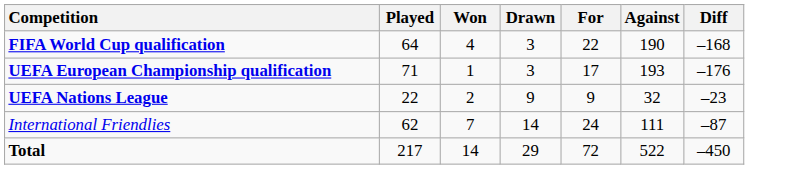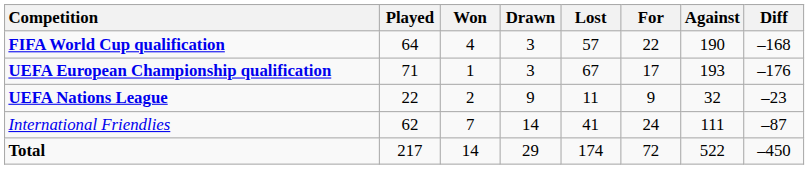+ column: (591, 17)
